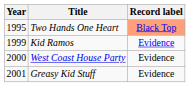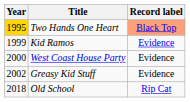(16, 27) no background -> (16, 27) gold background
(16, 74) 2001 -> (16, 74) 2002
+ row: (52, 89)
